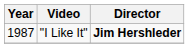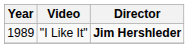(21, 33) 1987 -> (21, 33) 1989
